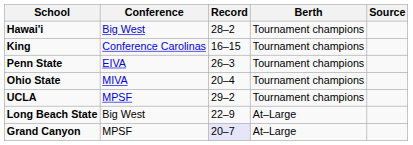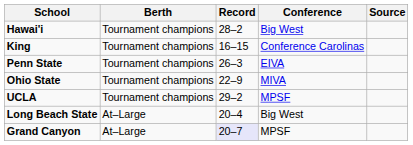columns swapped: (154, 13) <-> (309, 13)
(223, 81) 20–4 -> (231, 81) 22–9
(223, 115) 22–9 -> (231, 115) 20–4
